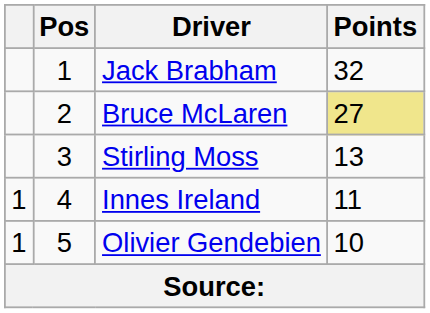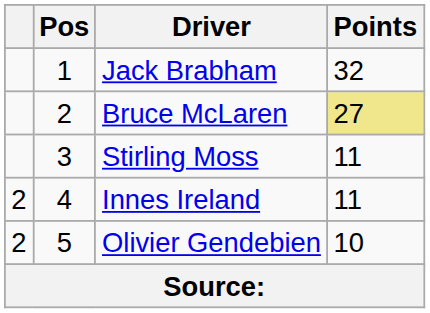(349, 157) 13 -> (348, 157) 11
(19, 200) 1 -> (19, 200) 2
(19, 243) 1 -> (19, 243) 2
